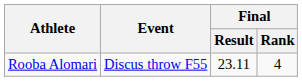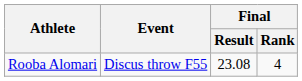(234, 64) 23.11 -> (234, 64) 23.08
